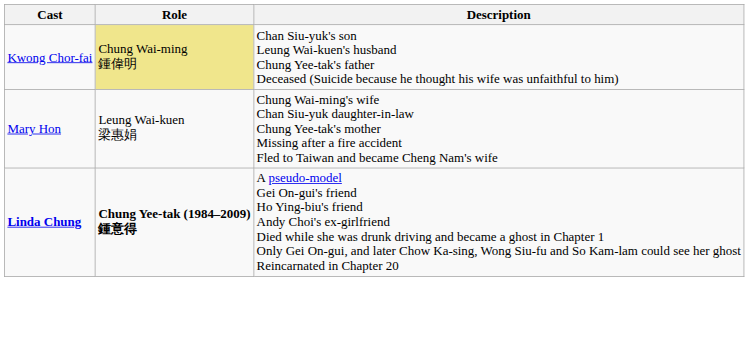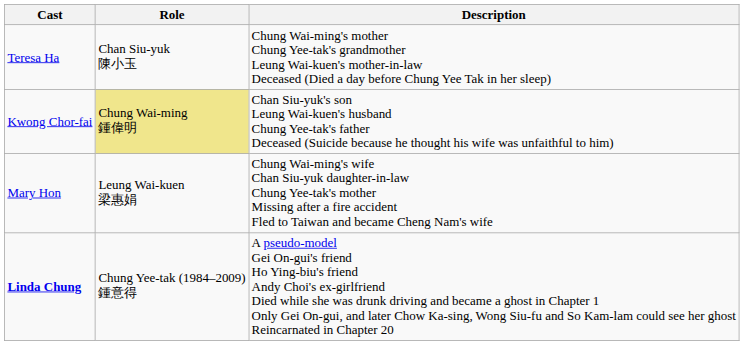+ row: (33, 57)
(174, 221) bold -> (172, 285) normal
